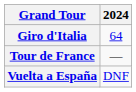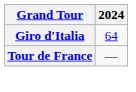- row: (52, 76)
